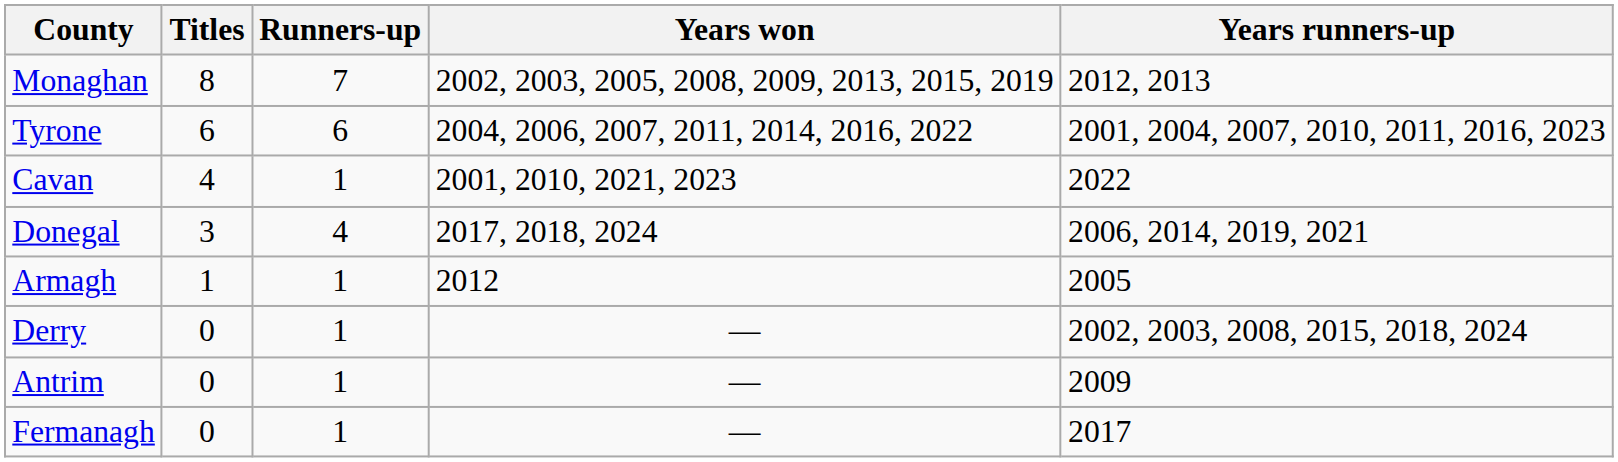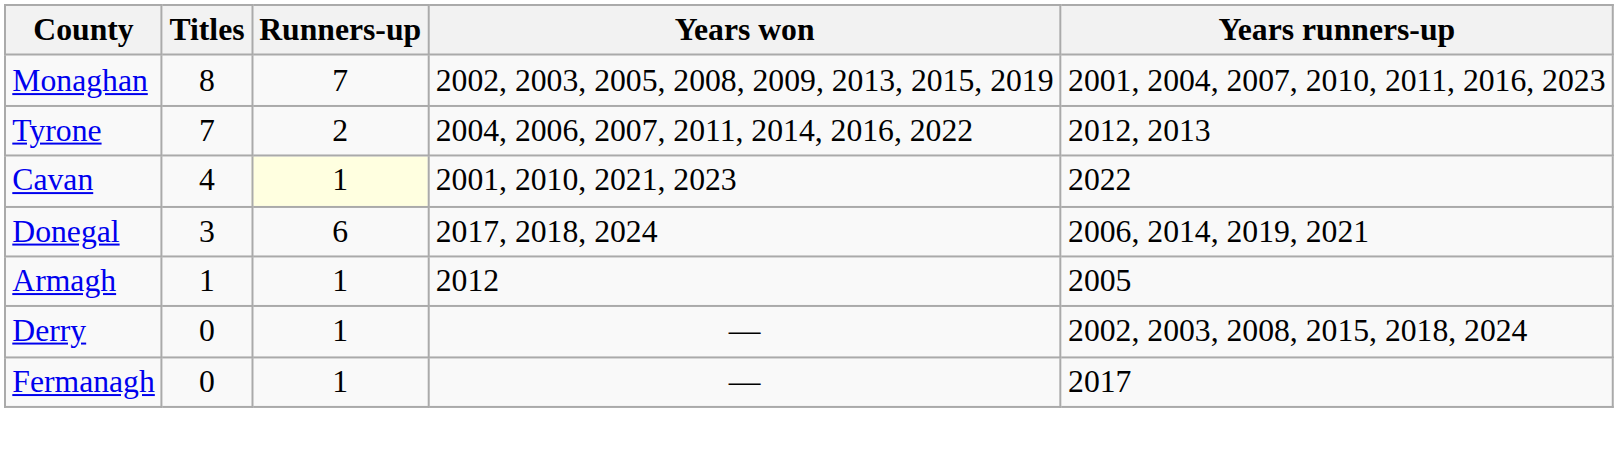(1139, 79) 2012, 2013 -> (1337, 79) 2001, 2004, 2007, 2010, 2011, 2016, 2023
(207, 130) 6 -> (207, 130) 7
(340, 130) 6 -> (340, 130) 2
(1337, 130) 2001, 2004, 2007, 2010, 2011, 2016, 2023 -> (1139, 130) 2012, 2013
(340, 180) no background -> (340, 180) lightyellow background
(340, 230) 4 -> (340, 230) 6
- row: (58, 381)
